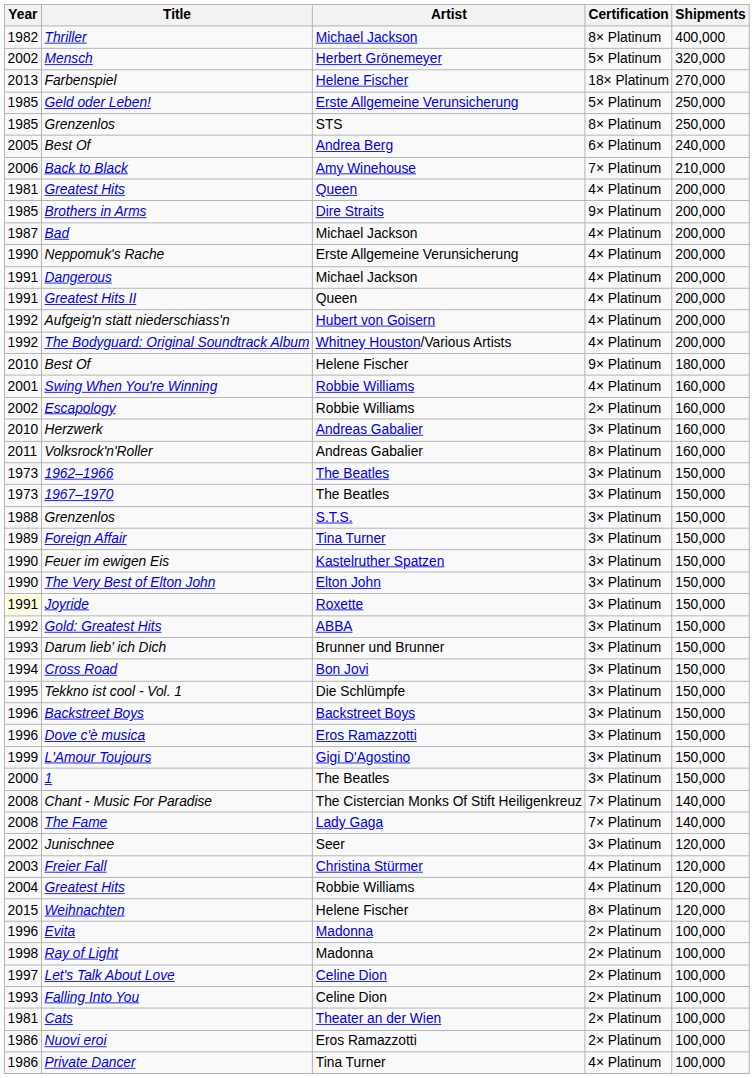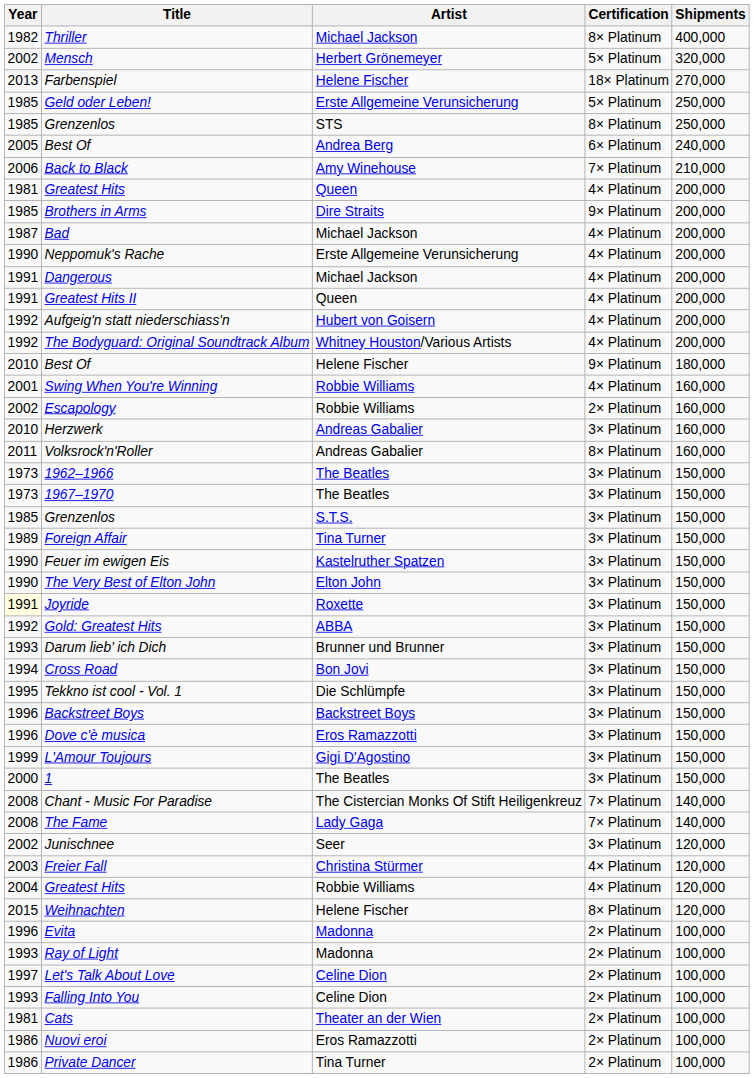(23, 517) 1988 -> (23, 517) 1985
(23, 953) 1998 -> (23, 953) 1993
(625, 1062) 4× Platinum -> (625, 1062) 2× Platinum
